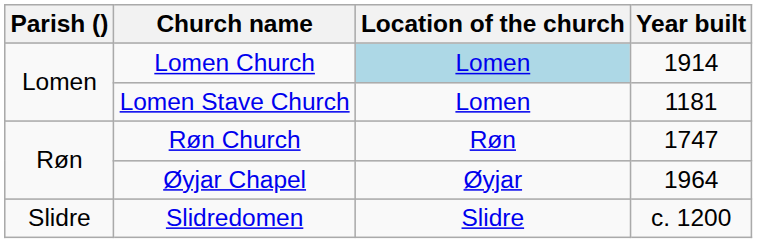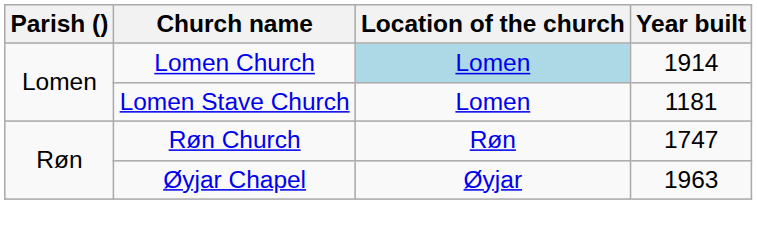(691, 179) 1964 -> (691, 179) 1963
- row: (235, 218)
